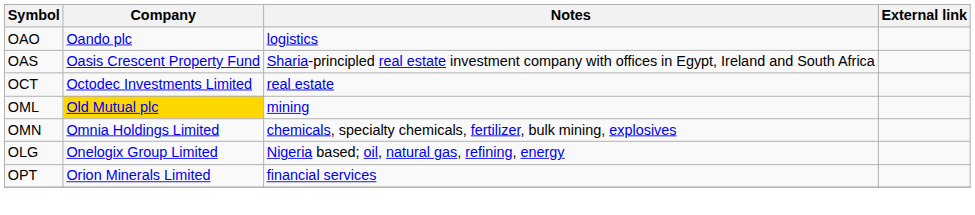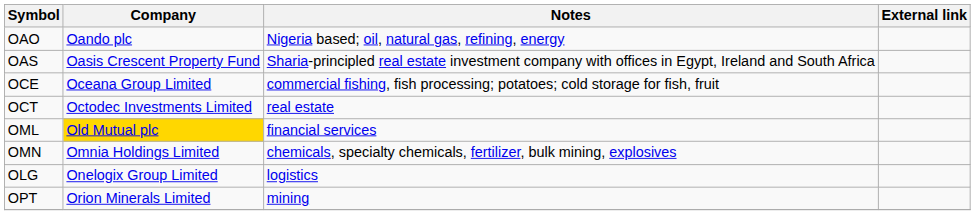(292, 38) logistics -> (416, 38) Nigeria based; oil, natural gas, refining, energy
+ row: (23, 84)
(288, 107) mining -> (322, 130) financial services
(416, 152) Nigeria based; oil, natural gas, refining, energy -> (292, 175) logistics
(322, 175) financial services -> (288, 198) mining
